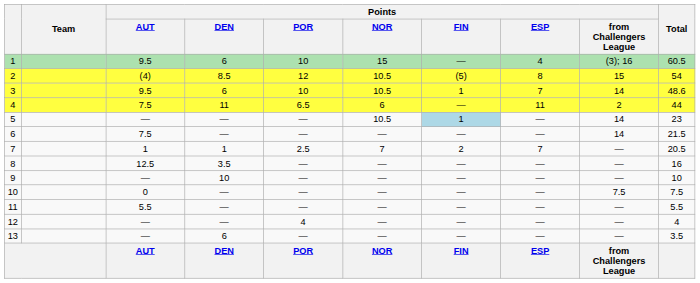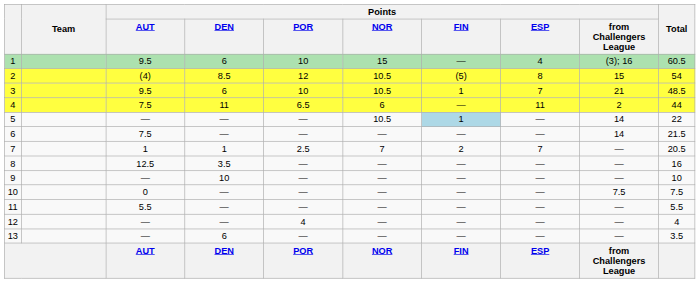(619, 91) 14 -> (619, 91) 21
(677, 91) 48.6 -> (677, 91) 48.5
(677, 120) 23 -> (677, 120) 22
